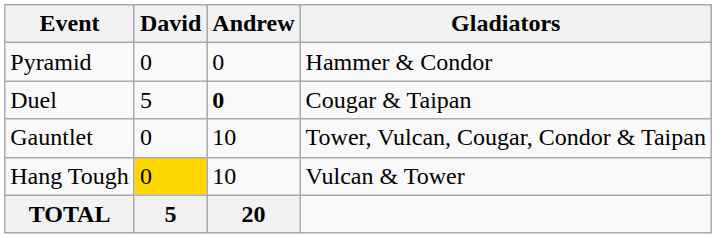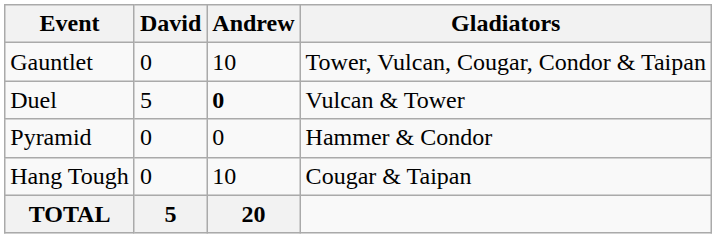rows swapped: (52, 137) <-> (51, 61)
(389, 99) Cougar & Taipan -> (385, 99) Vulcan & Tower
(146, 175) gold background -> (146, 175) no background
(385, 175) Vulcan & Tower -> (389, 175) Cougar & Taipan
